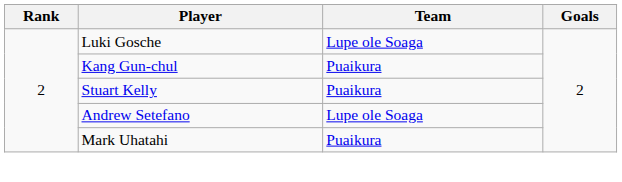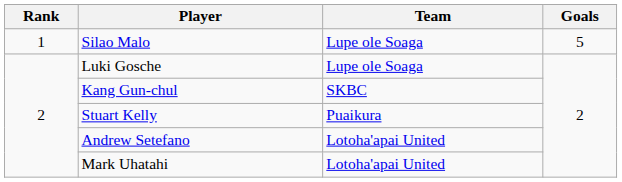+ row: (116, 41)
(354, 66) Puaikura -> (347, 90) SKBC
(375, 115) Lupe ole Soaga -> (386, 139) Lotoha'apai United
(354, 139) Puaikura -> (386, 164) Lotoha'apai United
